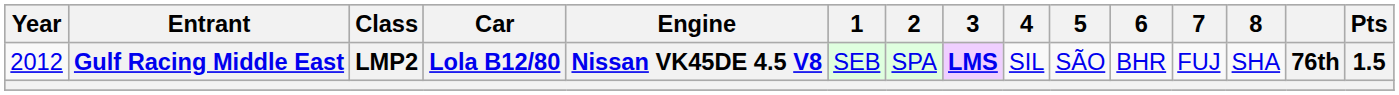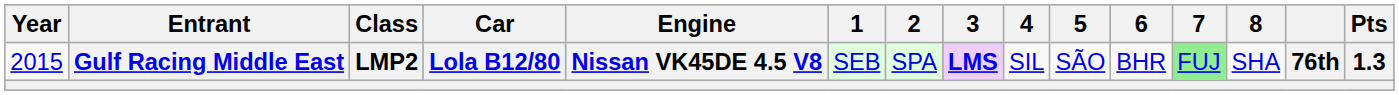(37, 61) 2012 -> (37, 61) 2015
(1199, 61) no background -> (1199, 61) lightgreen background
(1369, 61) 1.5 -> (1369, 61) 1.3
